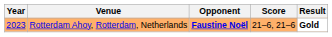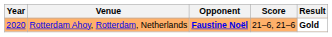(16, 25) 2023 -> (16, 25) 2020
